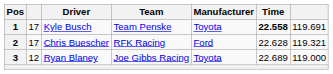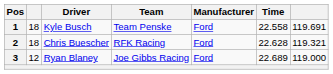(34, 27) 17 -> (34, 27) 18
(208, 27) Toyota -> (203, 27) Ford
(273, 27) bold -> (273, 27) normal
(34, 42) 17 -> (34, 42) 18
(208, 58) Toyota -> (203, 58) Ford
